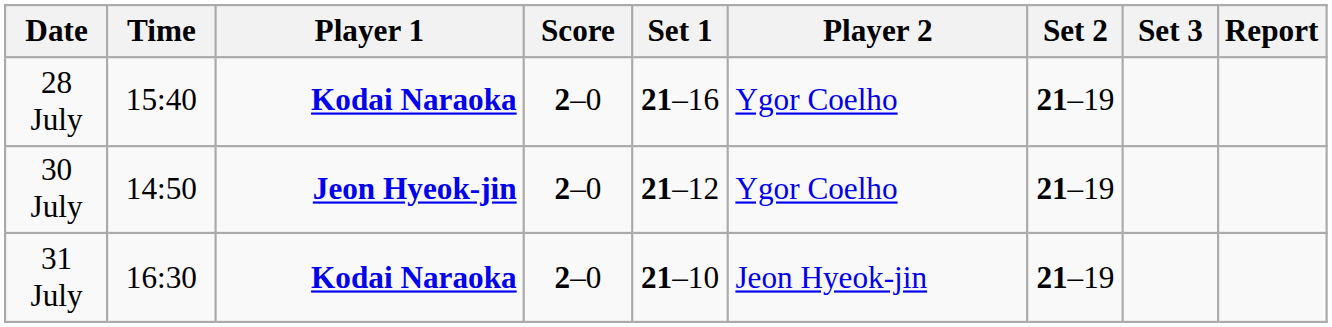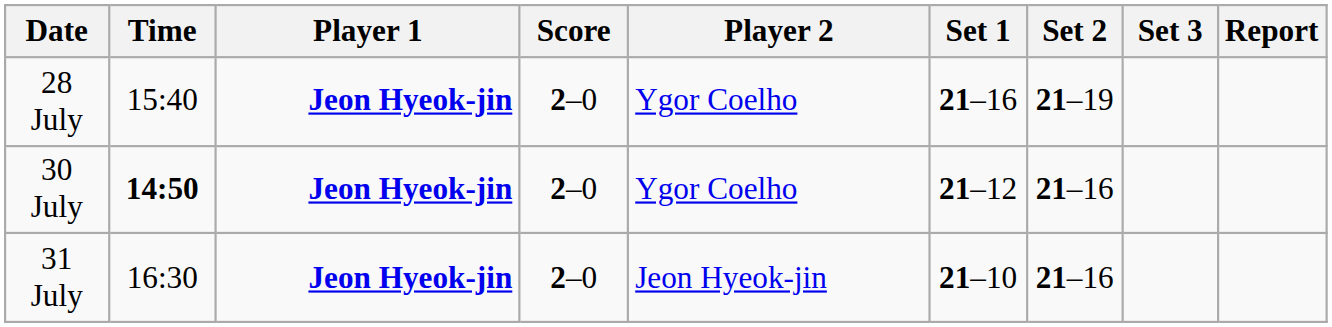columns swapped: (878, 30) <-> (680, 30)
(414, 100) Kodai Naraoka -> (410, 100) Jeon Hyeok-jin
(161, 189) normal -> (162, 189) bold
(1075, 189) 21–19 -> (1075, 189) 21–16
(414, 277) Kodai Naraoka -> (410, 277) Jeon Hyeok-jin
(1075, 277) 21–19 -> (1075, 277) 21–16
